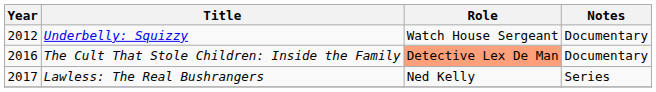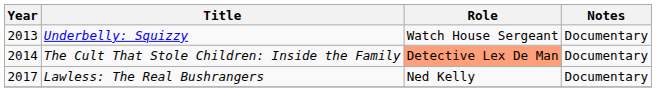(23, 35) 2012 -> (23, 35) 2013
(23, 56) 2016 -> (23, 56) 2014
(587, 76) Series -> (606, 76) Documentary
